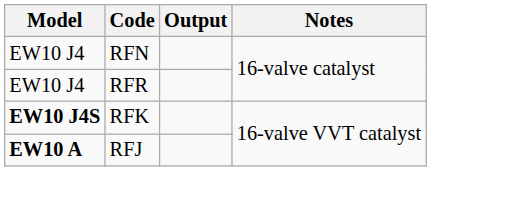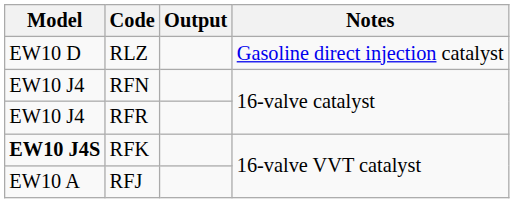+ row: (129, 52)
(46, 149) bold -> (45, 181) normal
